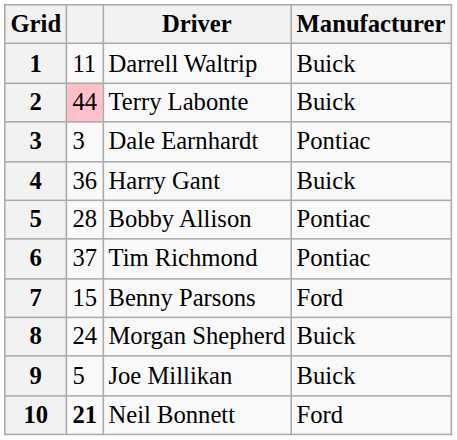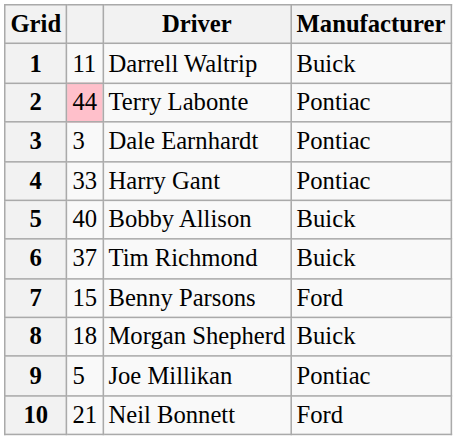(326, 102) Buick -> (334, 102) Pontiac
(85, 180) 36 -> (85, 180) 33
(326, 180) Buick -> (334, 180) Pontiac
(85, 219) 28 -> (85, 219) 40
(334, 219) Pontiac -> (326, 219) Buick
(334, 258) Pontiac -> (326, 258) Buick
(85, 336) 24 -> (85, 336) 18
(326, 375) Buick -> (334, 375) Pontiac
(85, 414) bold -> (85, 414) normal
